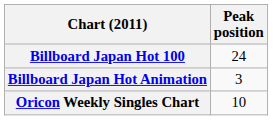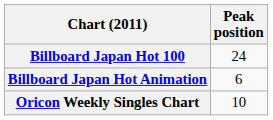(239, 79) 3 -> (239, 79) 6
